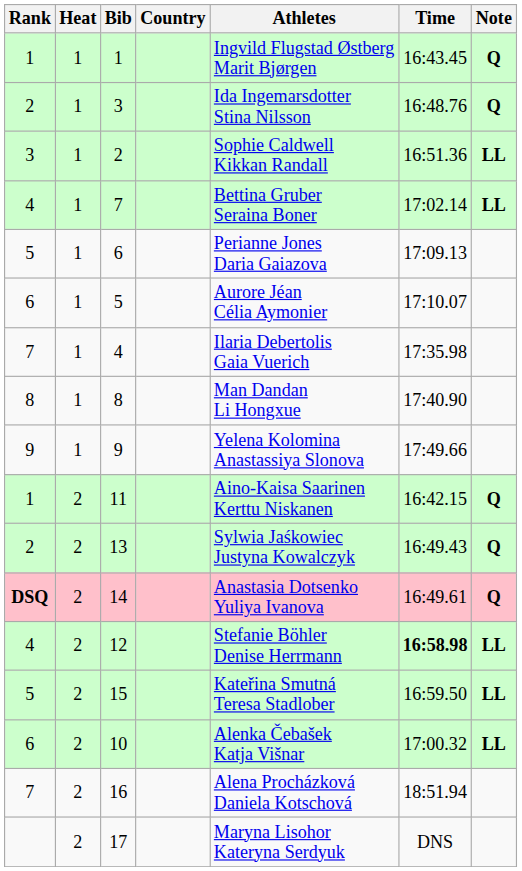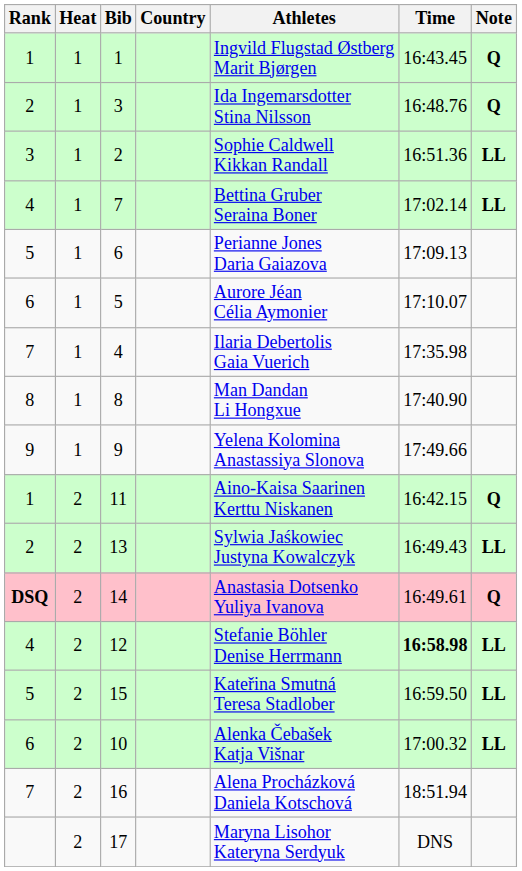(494, 547) Q -> (494, 547) LL
